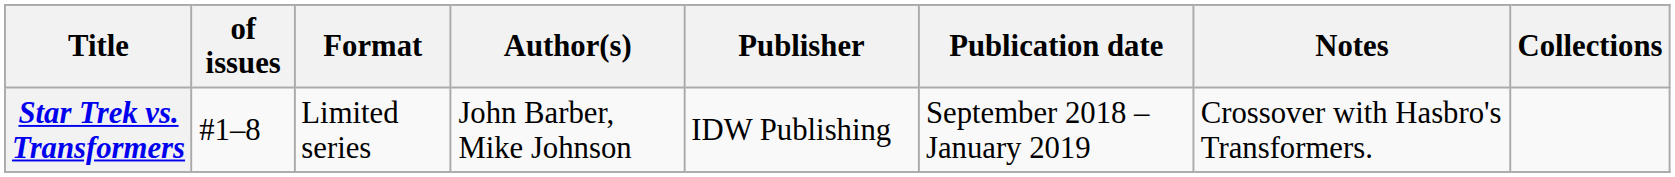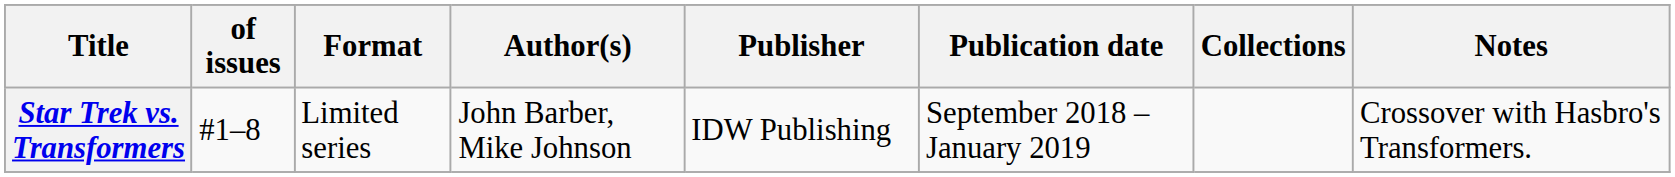columns swapped: (1352, 46) <-> (1590, 46)
